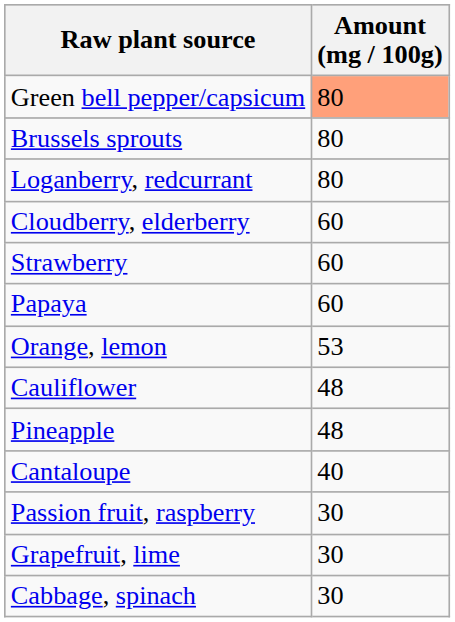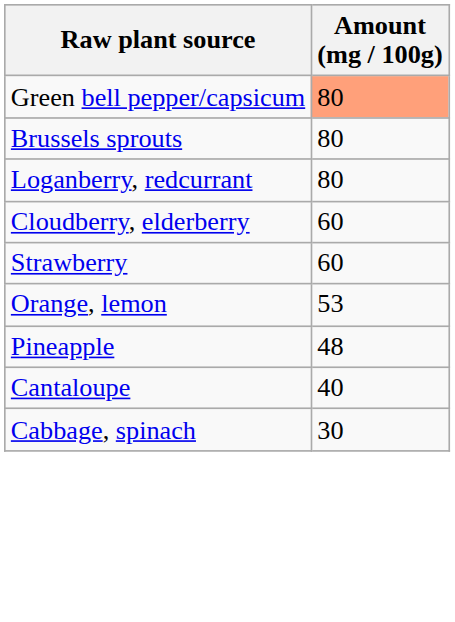- row: (49, 304)
- row: (74, 387)
- row: (133, 512)
- row: (95, 554)
